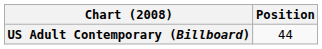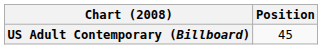(285, 34) 44 -> (285, 34) 45
